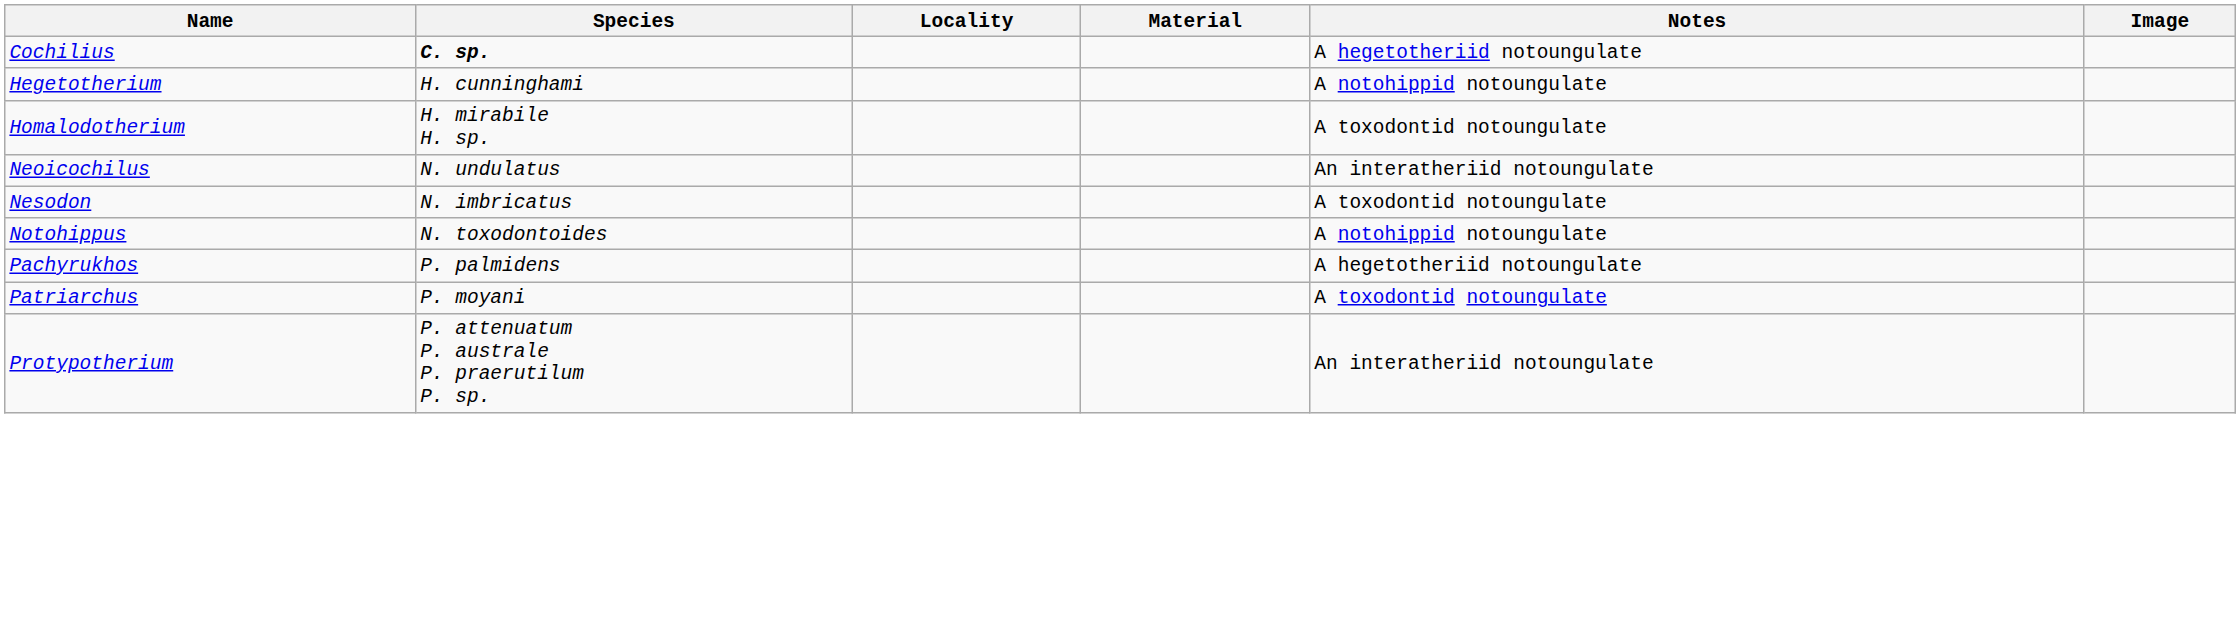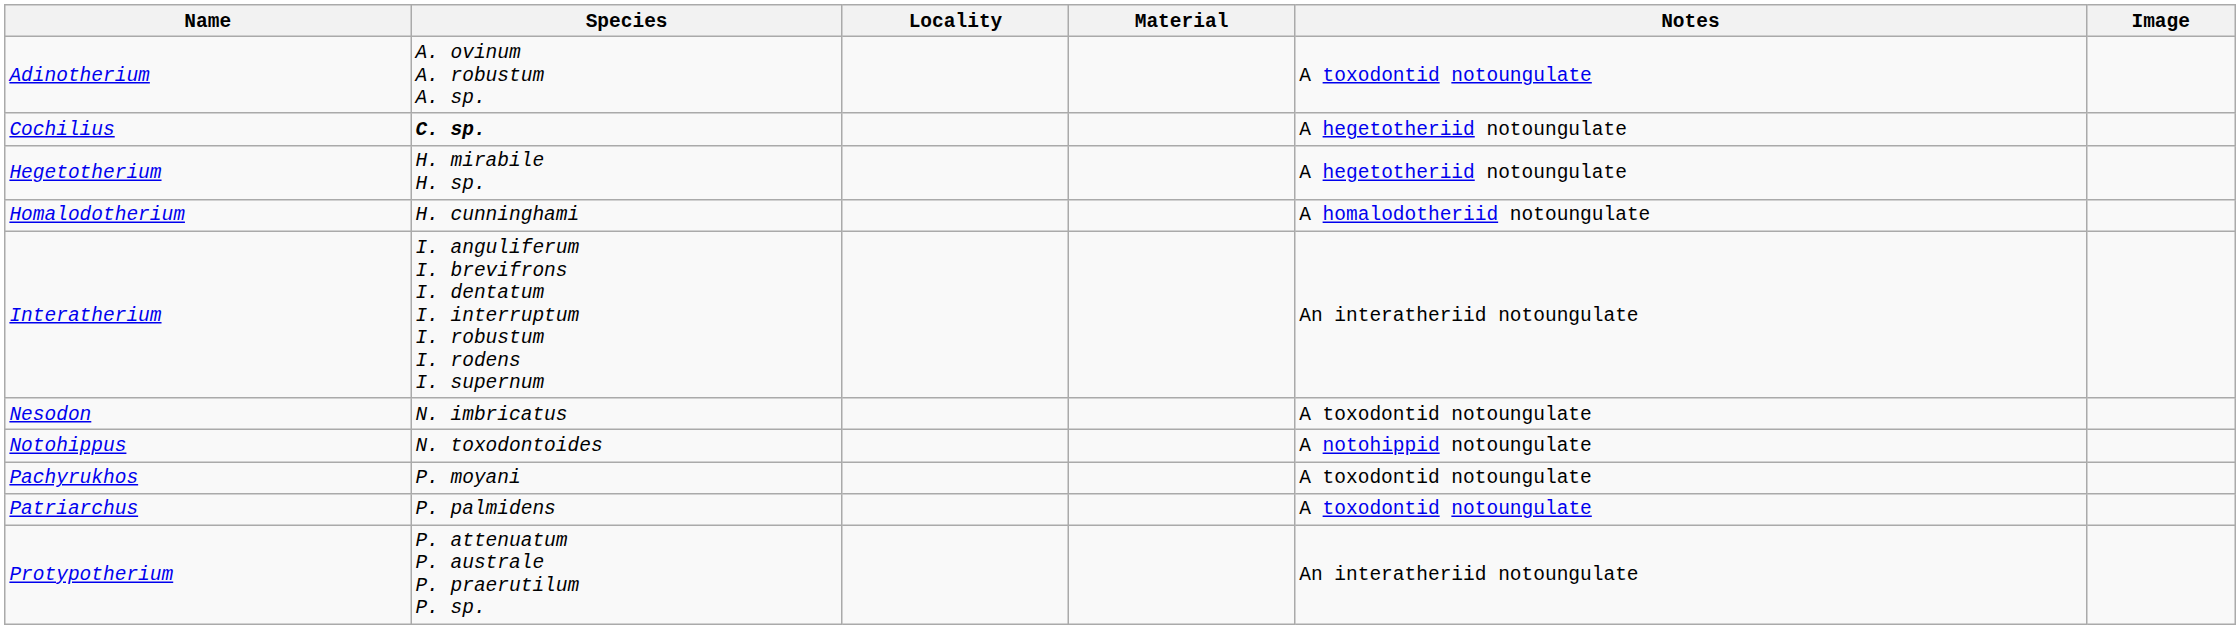+ row: (80, 75)
(502, 84) H. cunninghami -> (480, 172) H. mirabile H. sp.
(1461, 84) A notohippid notoungulate -> (1463, 172) A hegetotheriid notoungulate
(485, 127) H. mirabile H. sp. -> (497, 215) H. cunninghami
(1461, 127) A toxodontid notoungulate -> (1475, 215) A homalodotheriid notoungulate
+ row: (85, 315)
- row: (80, 170)
(490, 266) P. palmidens -> (468, 477) P. moyani
(1478, 266) A hegetotheriid notoungulate -> (1445, 477) A toxodontid notoungulate
(473, 297) P. moyani -> (486, 509) P. palmidens
